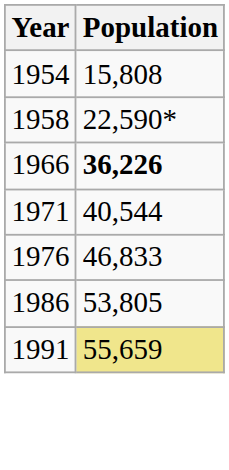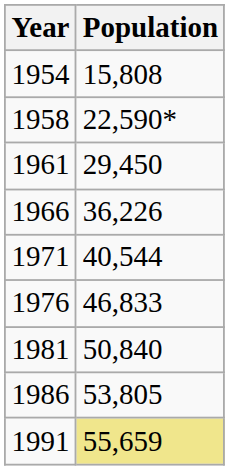+ row: (41, 165)
(123, 165) bold -> (123, 211) normal
+ row: (41, 348)
